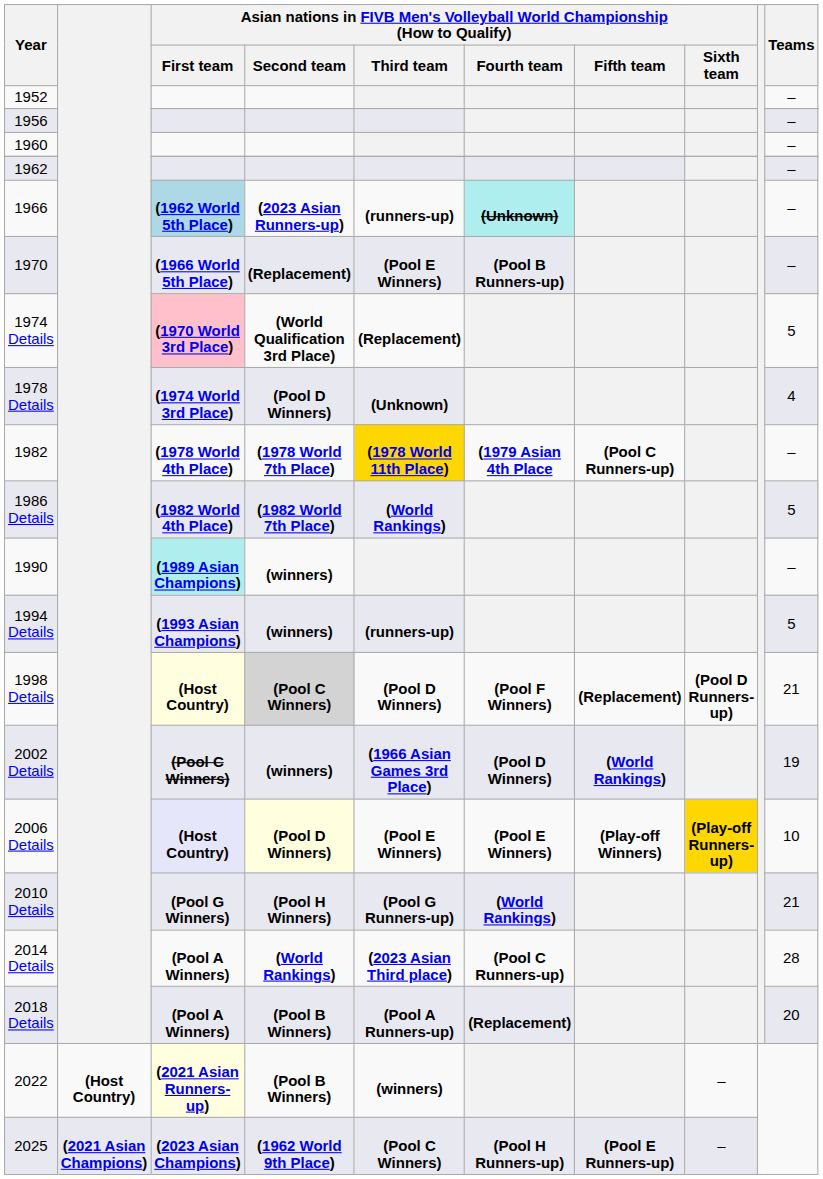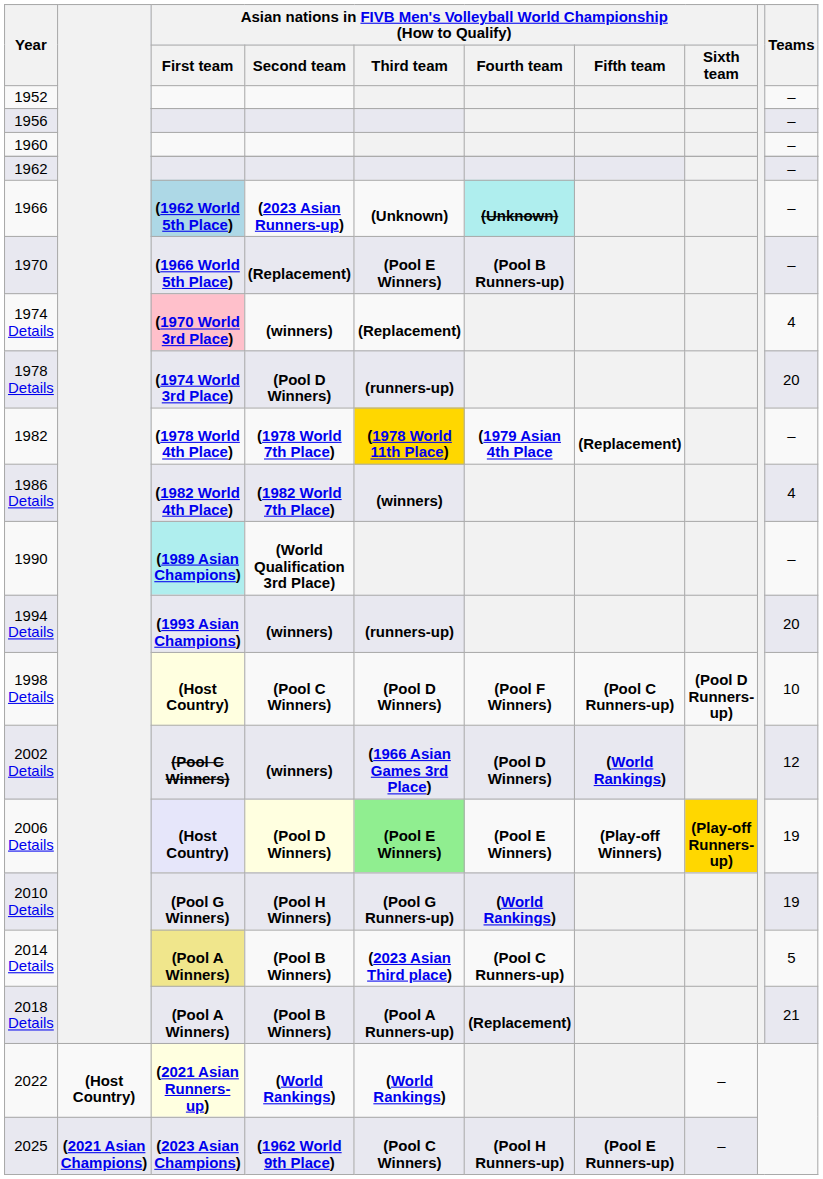(410, 217) (runners-up) -> (410, 217) (Unknown)
(299, 339) (World Qualification 3rd Place) -> (299, 331) (winners)
(791, 331) 5 -> (791, 323) 4
(410, 404) (Unknown) -> (410, 388) (runners-up)
(791, 396) 4 -> (791, 379) 20
(630, 461) (Pool C Runners-up) -> (630, 445) (Replacement)
(410, 518) (World Rankings) -> (410, 502) (winners)
(791, 510) 5 -> (791, 493) 4
(299, 575) (winners) -> (299, 567) (World Qualification 3rd Place)
(791, 624) 5 -> (791, 624) 20
(299, 697) lightgrey background -> (299, 697) no background
(630, 697) (Replacement) -> (630, 697) (Pool C Runners-up)
(791, 689) 21 -> (791, 689) 10
(791, 763) 19 -> (791, 763) 12
(410, 845) no background -> (410, 845) lightgreen background
(791, 836) 10 -> (791, 836) 19
(791, 902) 21 -> (791, 902) 19
(198, 967) no background -> (198, 967) khaki background
(299, 967) (World Rankings) -> (299, 967) (Pool B Winners)
(791, 958) 28 -> (791, 958) 5
(791, 1015) 20 -> (791, 1015) 21
(299, 1089) (Pool B Winners) -> (299, 1089) (World Rankings)
(410, 1089) (winners) -> (410, 1089) (World Rankings)
